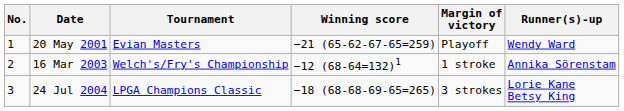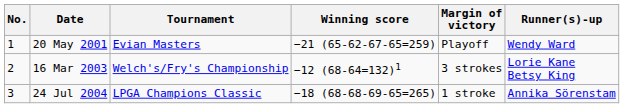(468, 65) 1 stroke -> (472, 69) 3 strokes
(562, 65) Annika Sörenstam -> (541, 69) Lorie Kane Betsy King
(472, 91) 3 strokes -> (468, 94) 1 stroke
(541, 91) Lorie Kane Betsy King -> (562, 94) Annika Sörenstam
